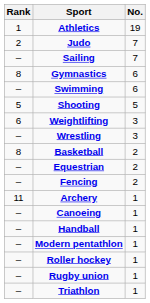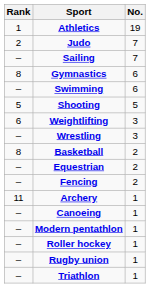- row: (79, 228)
